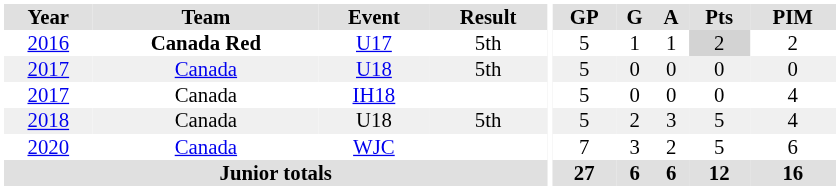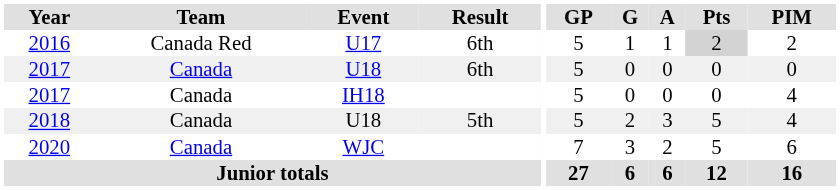(206, 42) bold -> (201, 42) normal
(488, 42) 5th -> (480, 42) 6th
(488, 68) 5th -> (480, 68) 6th
